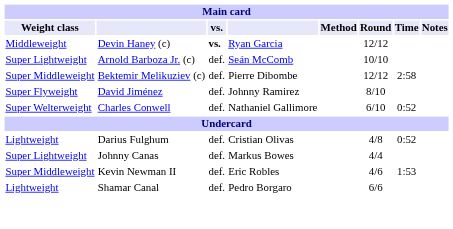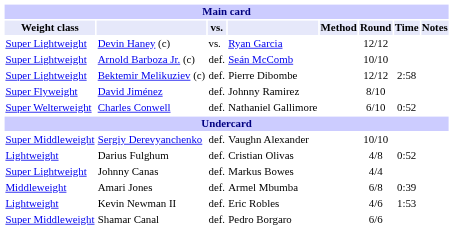(36, 43) Middleweight -> (46, 43) Super Lightweight
(215, 43) bold -> (215, 43) normal
(50, 75) Super Middleweight -> (46, 75) Super Lightweight
+ row: (150, 139)
+ row: (125, 187)
(50, 171) Super Middleweight -> (32, 203) Lightweight
(32, 187) Lightweight -> (50, 219) Super Middleweight
